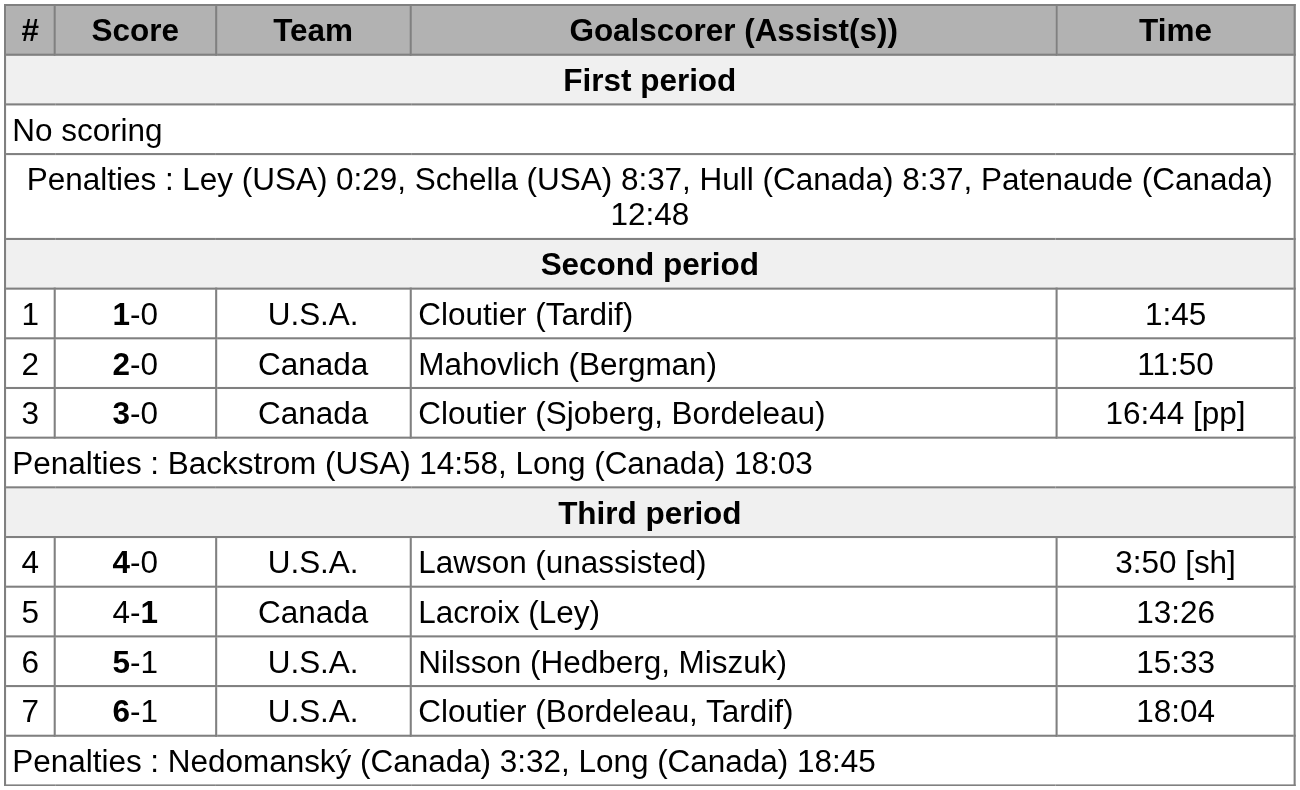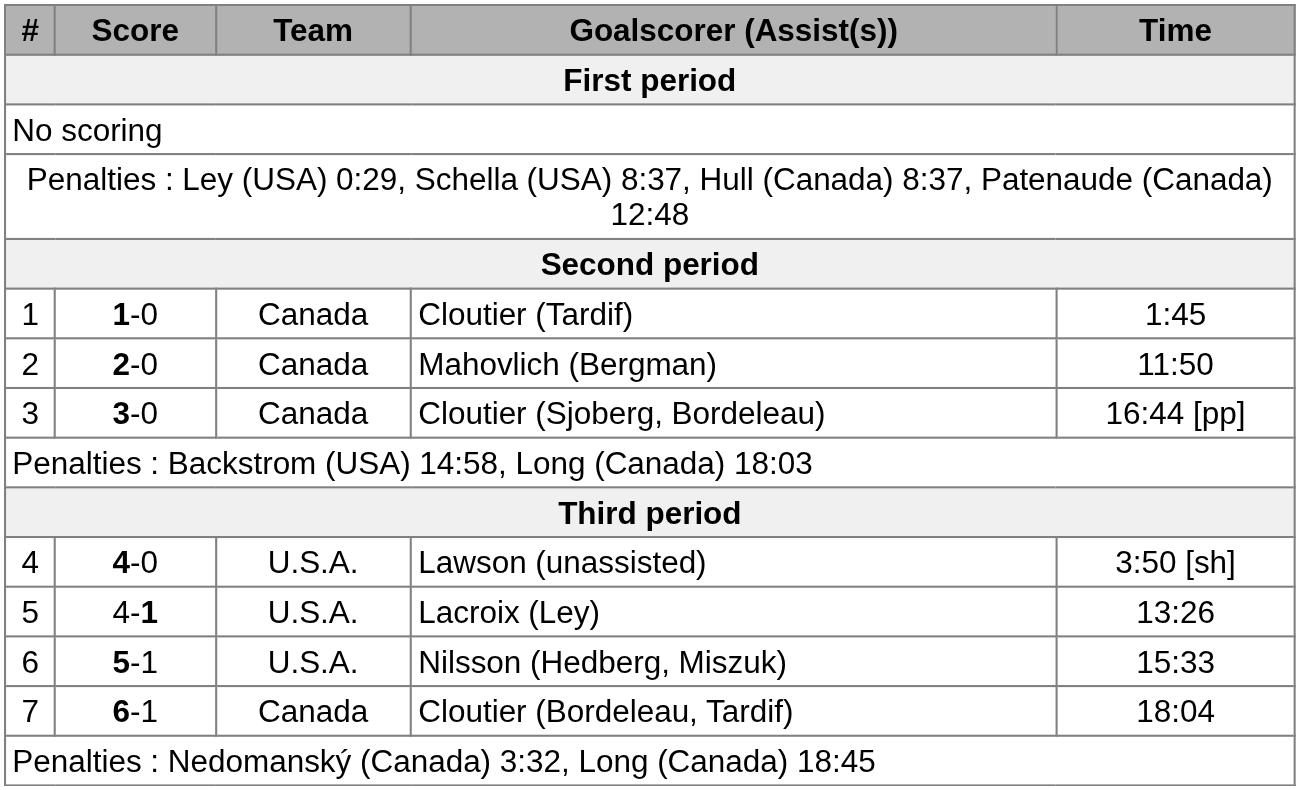(313, 313) U.S.A. -> (313, 313) Canada
(313, 612) Canada -> (313, 612) U.S.A.
(313, 711) U.S.A. -> (313, 711) Canada
